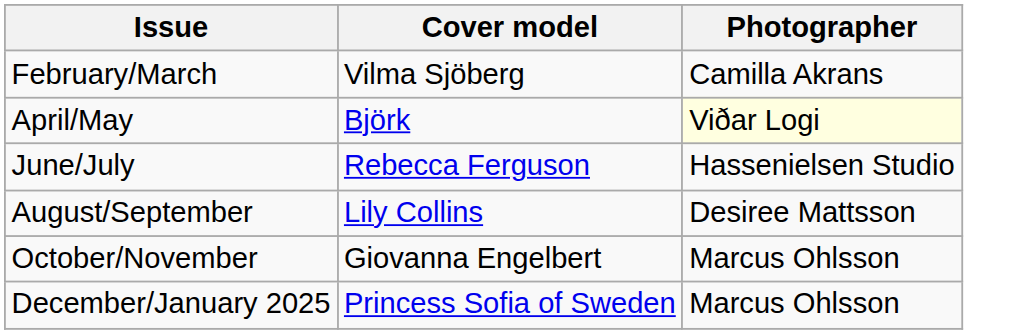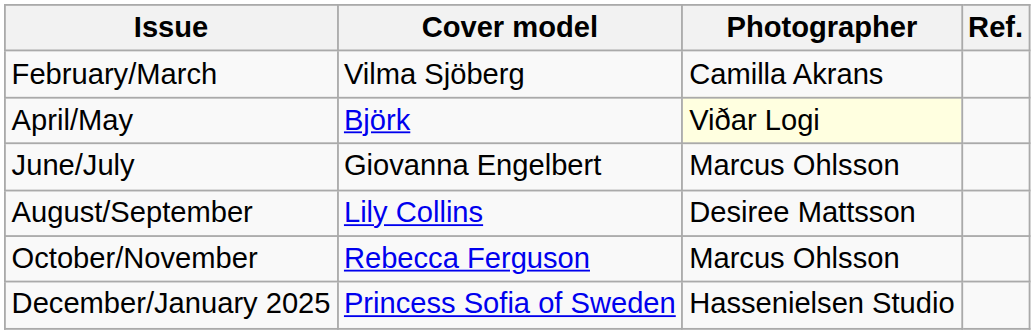+ column: (996, 27)
(467, 166) Rebecca Ferguson -> (473, 166) Giovanna Engelbert
(822, 166) Hassenielsen Studio -> (794, 166) Marcus Ohlsson
(473, 258) Giovanna Engelbert -> (467, 258) Rebecca Ferguson
(794, 304) Marcus Ohlsson -> (822, 304) Hassenielsen Studio
